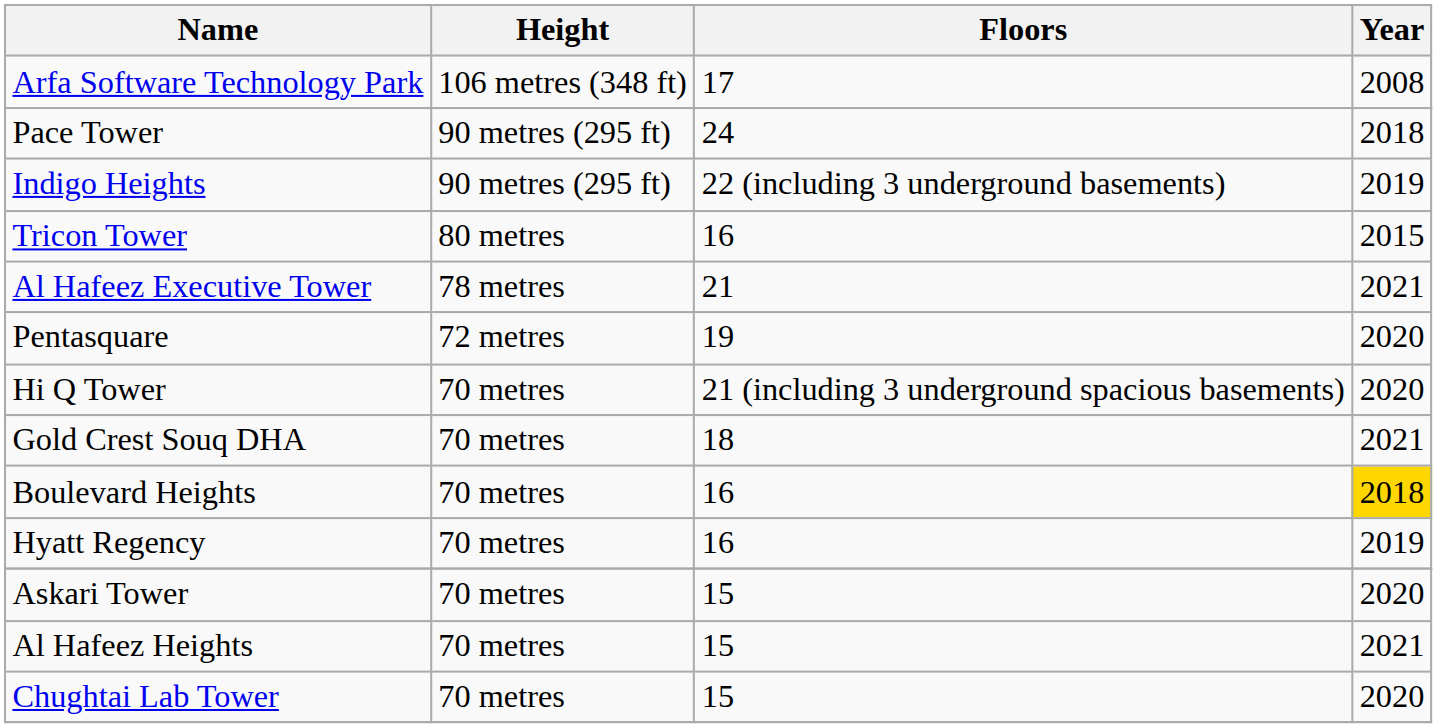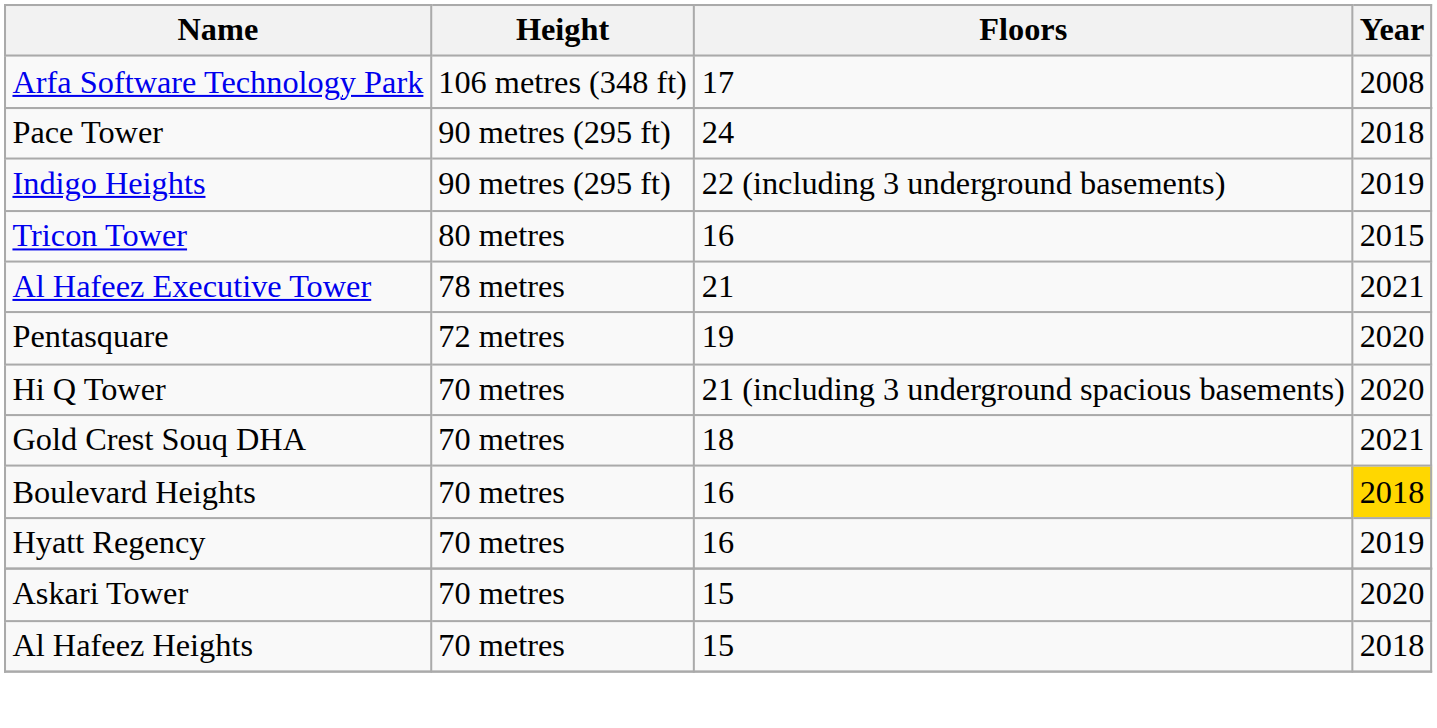(1392, 645) 2021 -> (1392, 645) 2018
- row: (146, 696)
